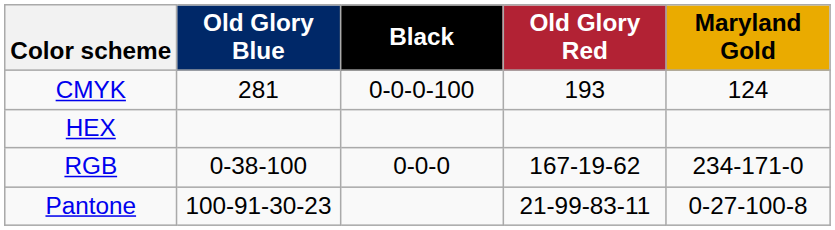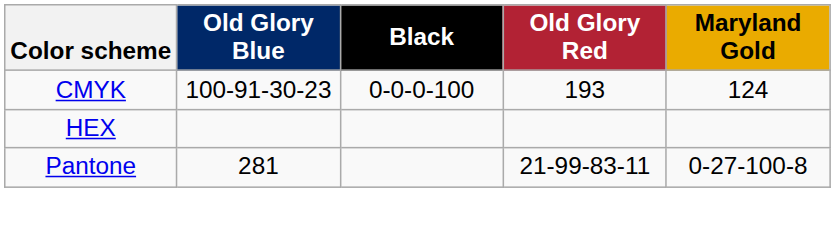(258, 89) 281 -> (258, 89) 100-91-30-23
- row: (91, 166)
(258, 205) 100-91-30-23 -> (258, 166) 281
